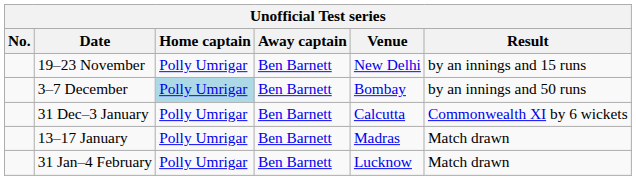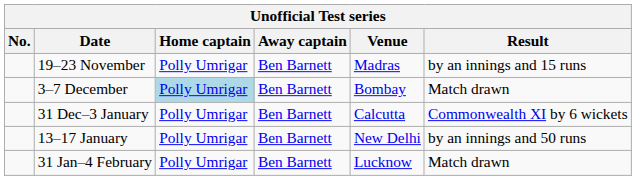(387, 65) New Delhi -> (377, 65) Madras
(507, 89) by an innings and 50 runs -> (469, 89) Match drawn
(377, 138) Madras -> (387, 138) New Delhi
(469, 138) Match drawn -> (507, 138) by an innings and 50 runs
